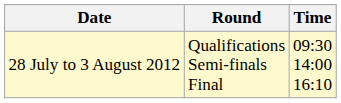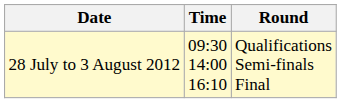columns swapped: (312, 18) <-> (237, 18)
